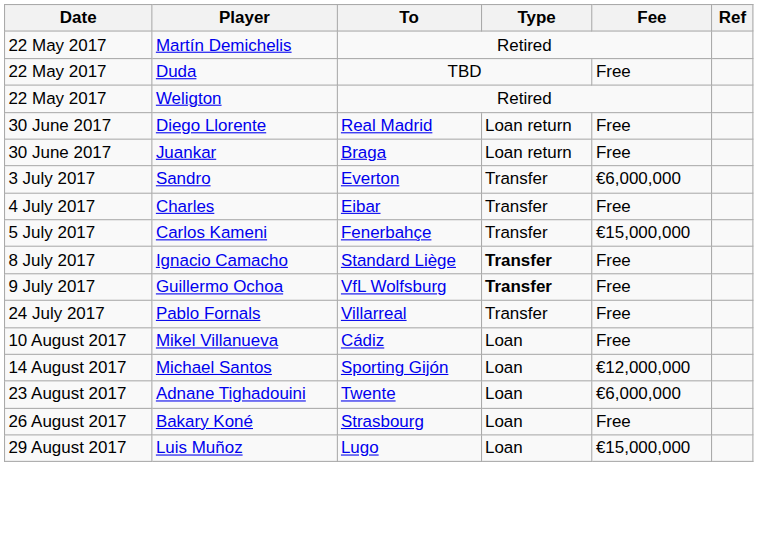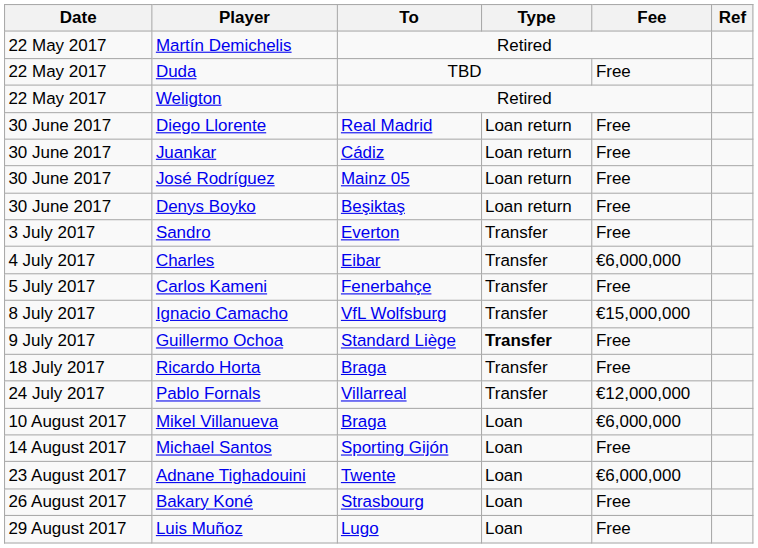(364, 152) Braga -> (363, 152) Cádiz
+ row: (215, 179)
+ row: (206, 206)
(638, 179) €6,000,000 -> (613, 233) Free
(613, 206) Free -> (638, 260) €6,000,000
(643, 233) €15,000,000 -> (613, 286) Free
(398, 260) Standard Liège -> (394, 313) VfL Wolfsburg
(518, 260) bold -> (516, 313) normal
(613, 260) Free -> (643, 313) €15,000,000
(394, 286) VfL Wolfsburg -> (398, 340) Standard Liège
+ row: (208, 367)
(613, 313) Free -> (643, 394) €12,000,000
(363, 340) Cádiz -> (364, 421) Braga
(613, 340) Free -> (638, 421) €6,000,000
(643, 367) €12,000,000 -> (613, 448) Free
(643, 448) €15,000,000 -> (613, 529) Free
